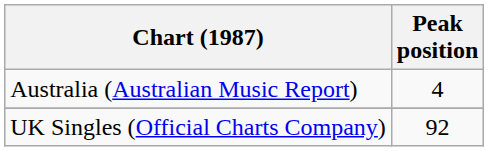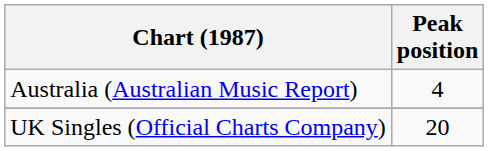(438, 126) 92 -> (438, 126) 20
